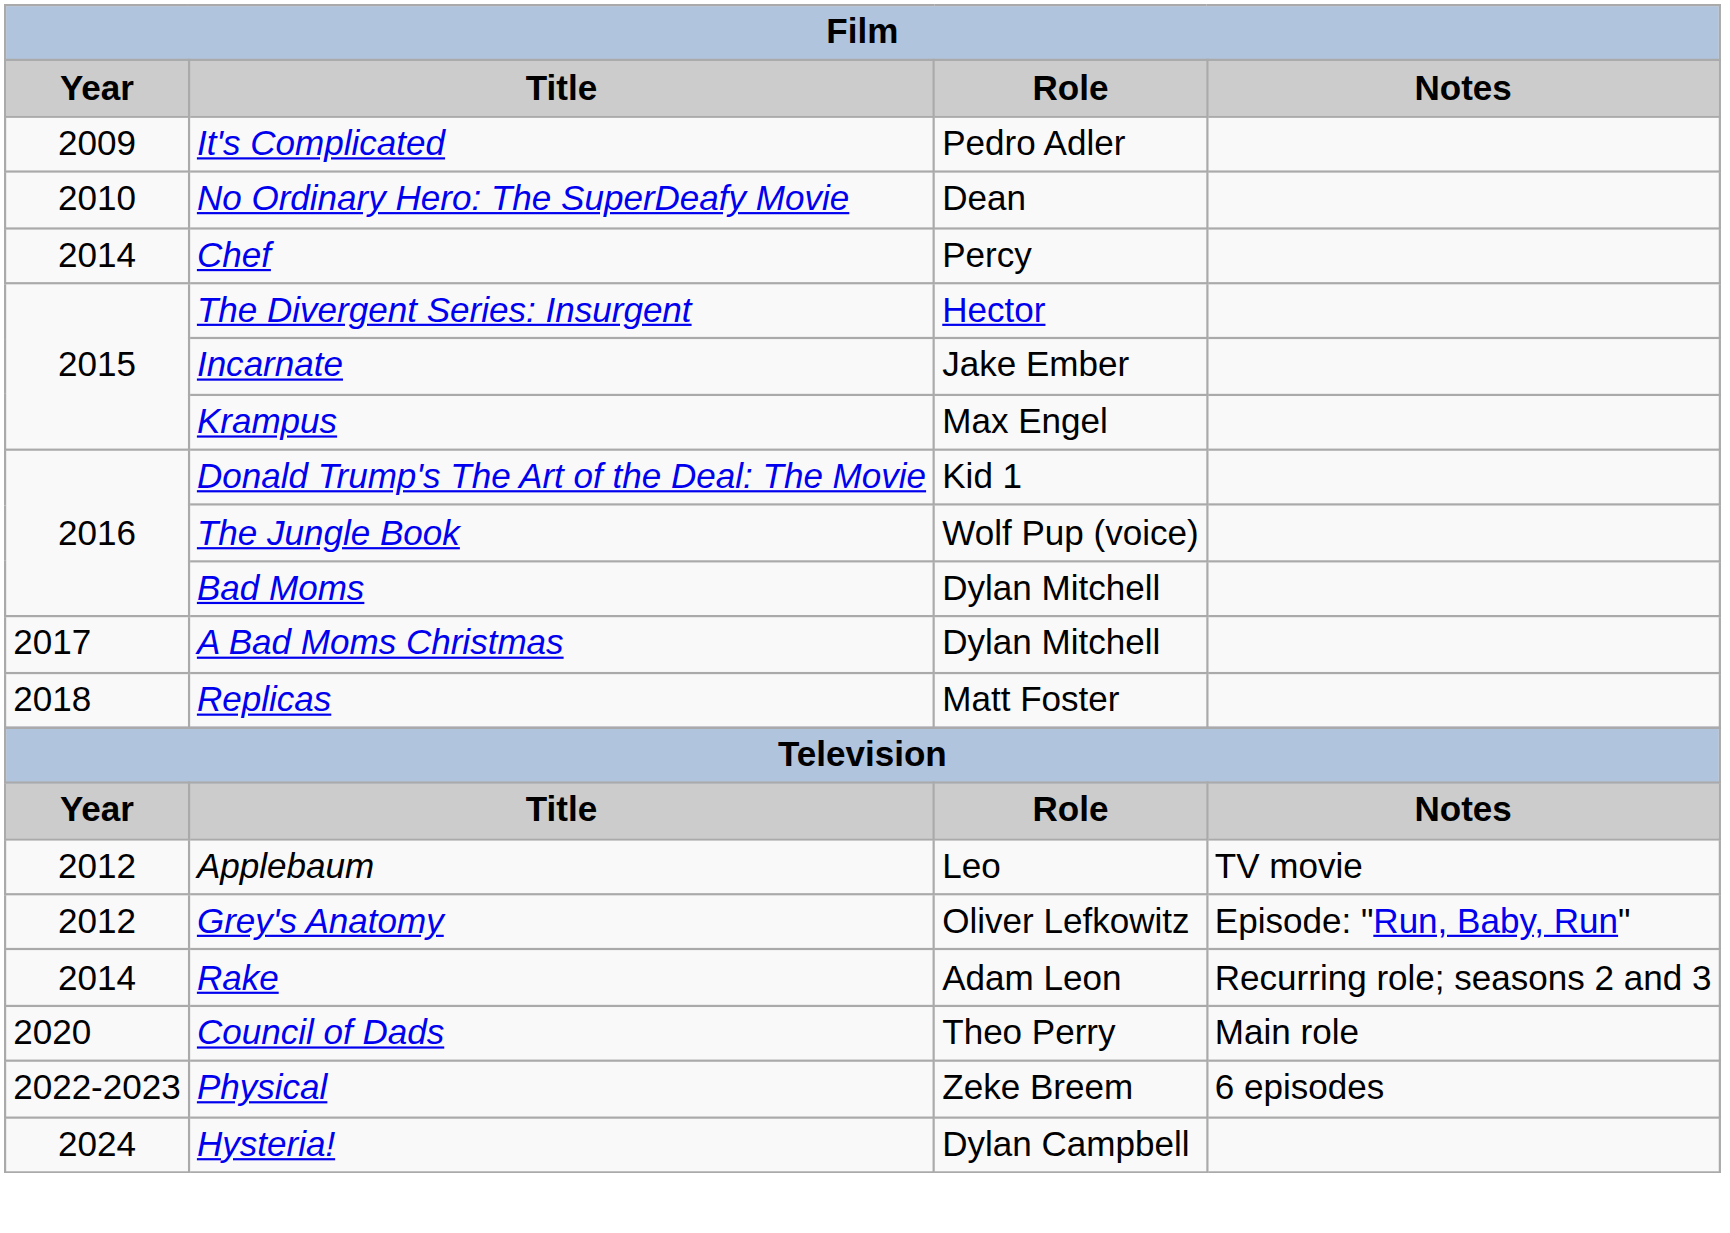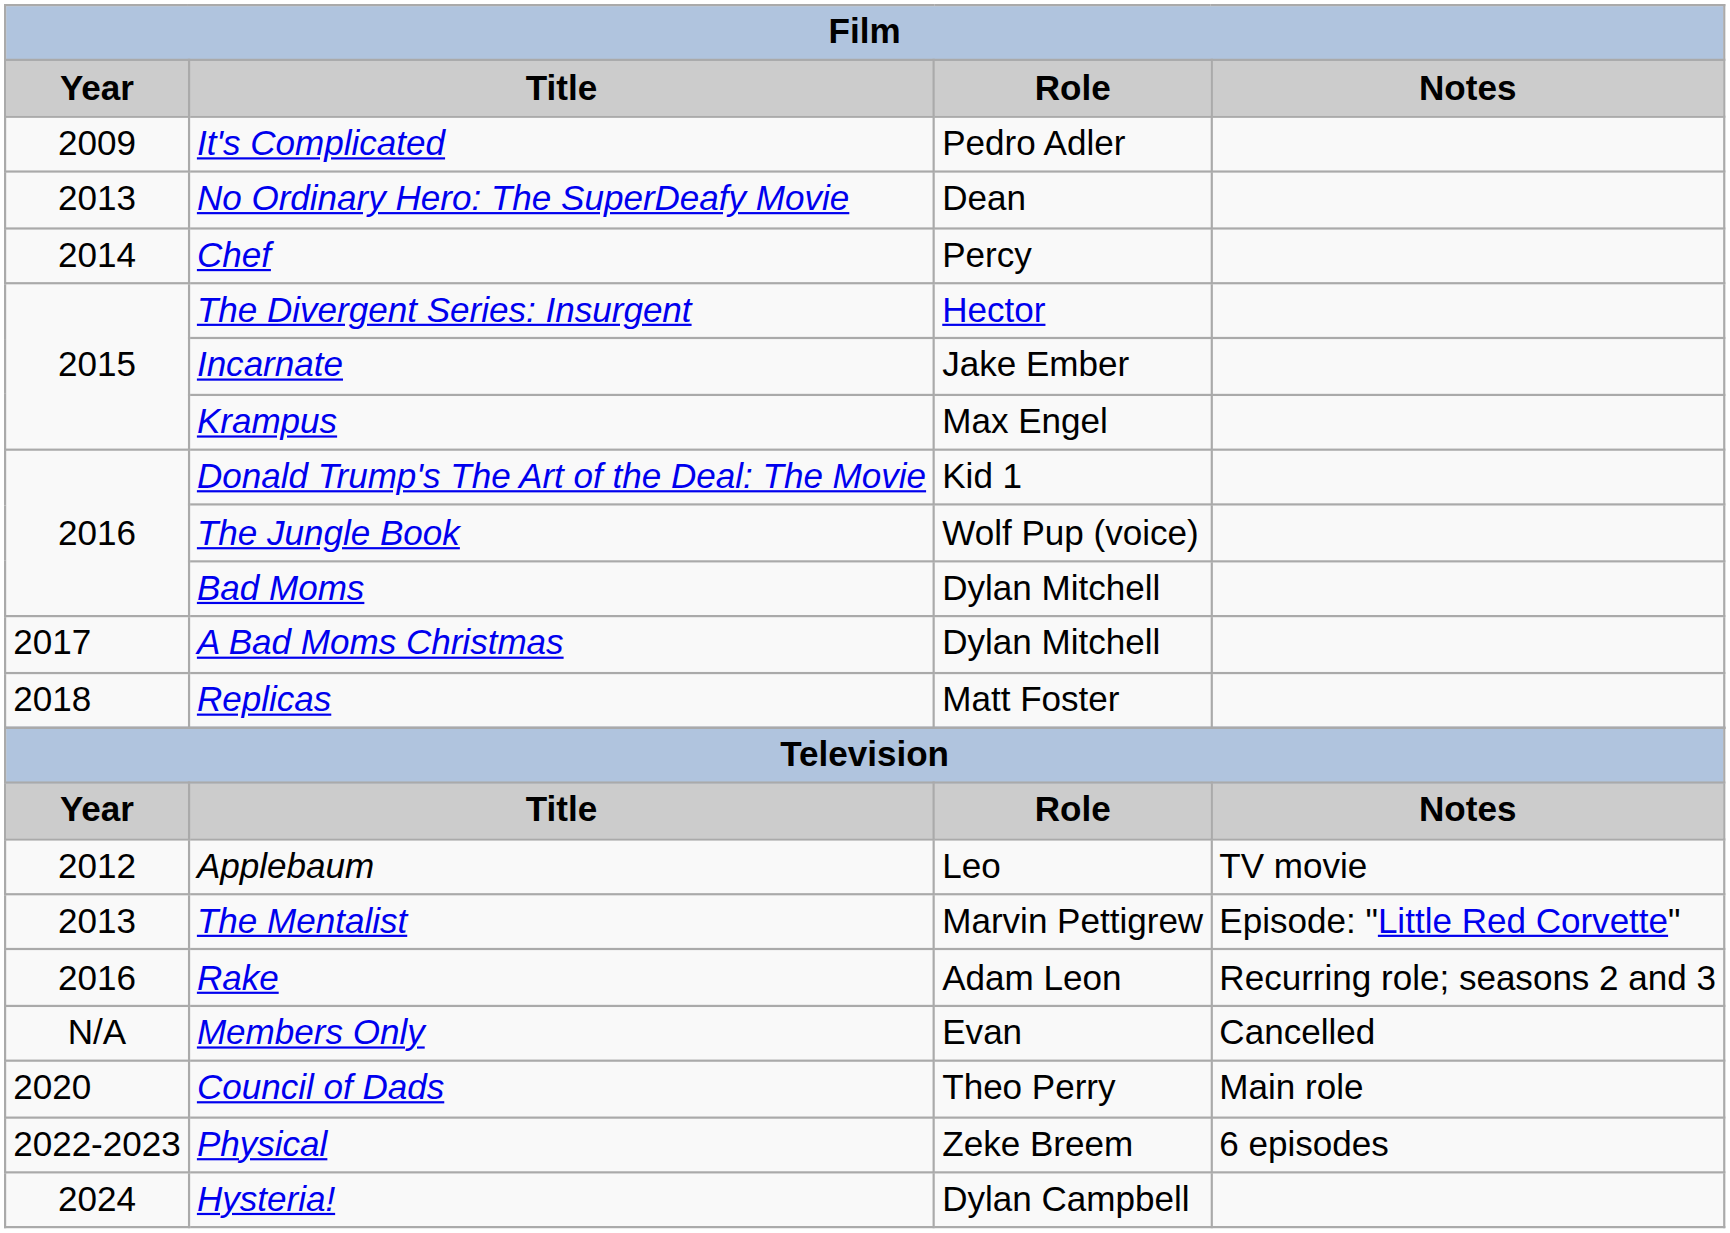(97, 198) 2010 -> (97, 198) 2013
- row: (320, 921)
+ row: (302, 921)
(97, 976) 2014 -> (97, 976) 2016
+ row: (311, 1032)
